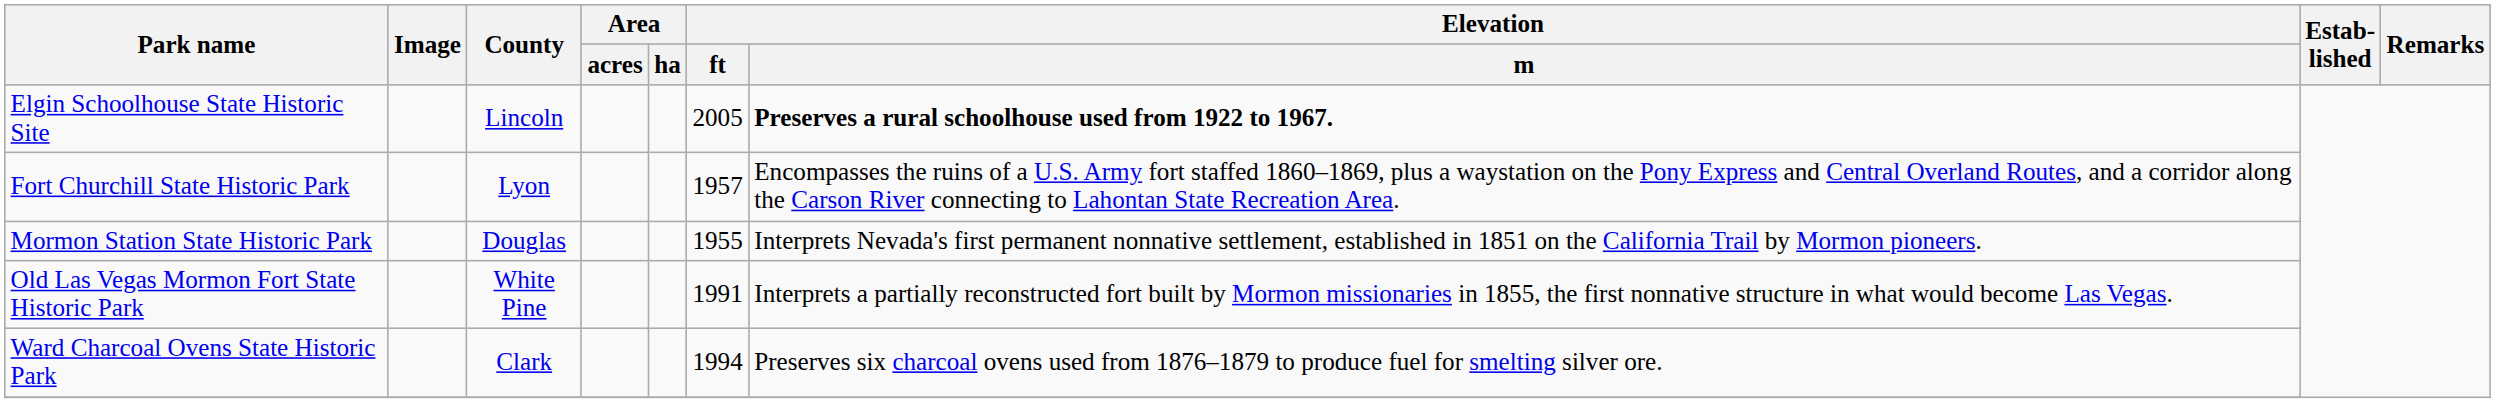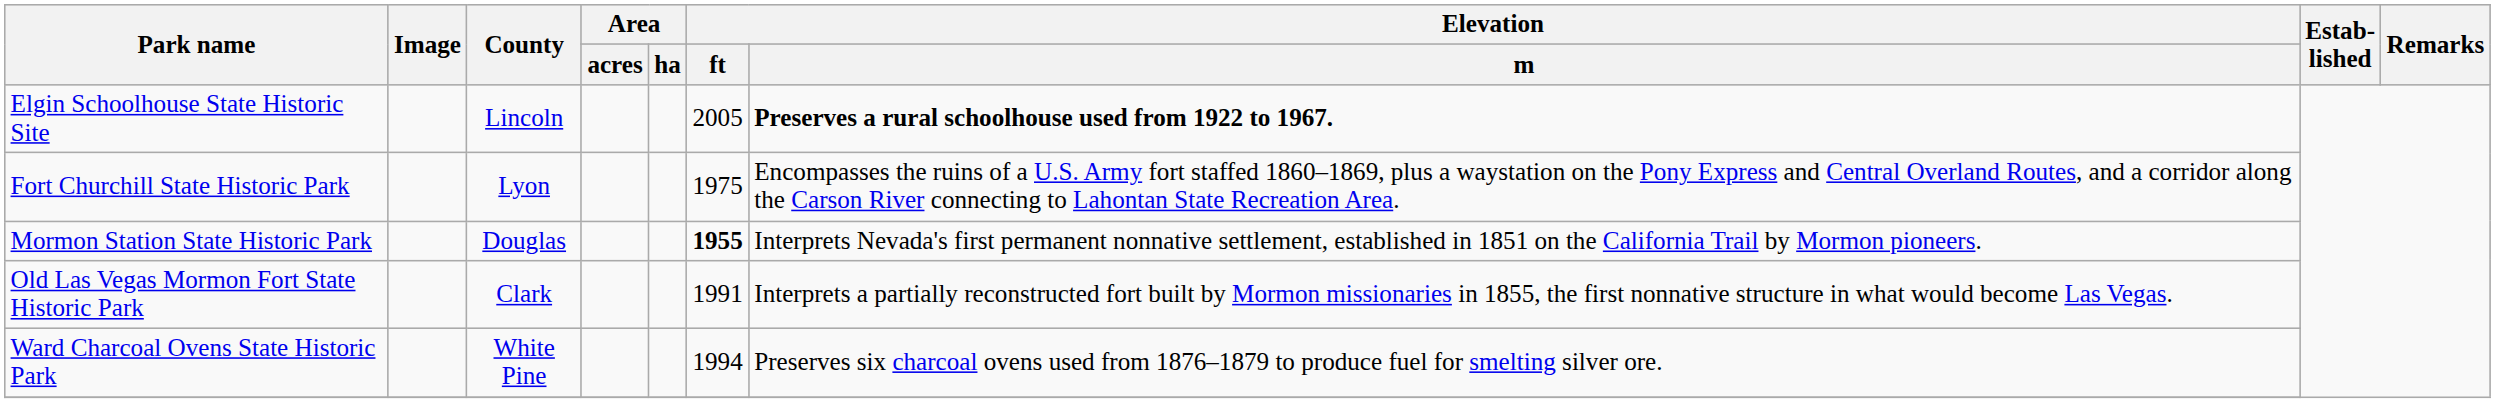(718, 186) 1957 -> (718, 186) 1975
(718, 240) normal -> (718, 240) bold
(524, 294) White Pine -> (524, 294) Clark
(524, 362) Clark -> (524, 362) White Pine
